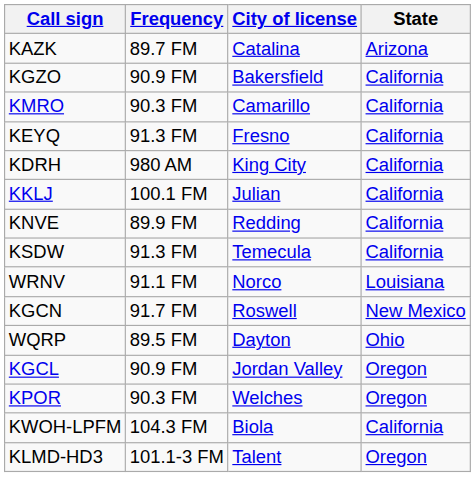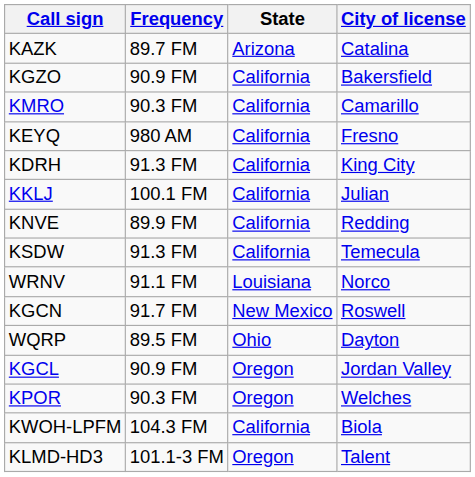columns swapped: (295, 19) <-> (416, 19)
(163, 135) 91.3 FM -> (161, 135) 980 AM
(161, 164) 980 AM -> (163, 164) 91.3 FM
